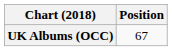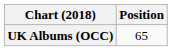(142, 35) 67 -> (142, 35) 65
